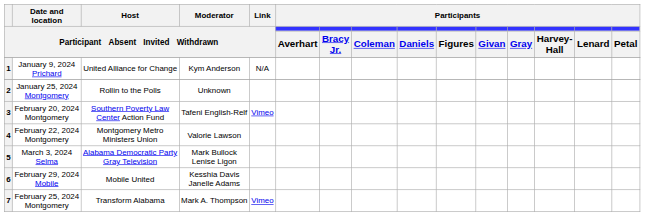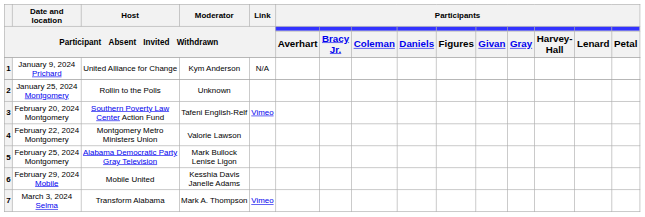(47, 157) March 3, 2024 Selma -> (47, 157) February 25, 2024 Montgomery
(47, 201) February 25, 2024 Montgomery -> (47, 201) March 3, 2024 Selma
